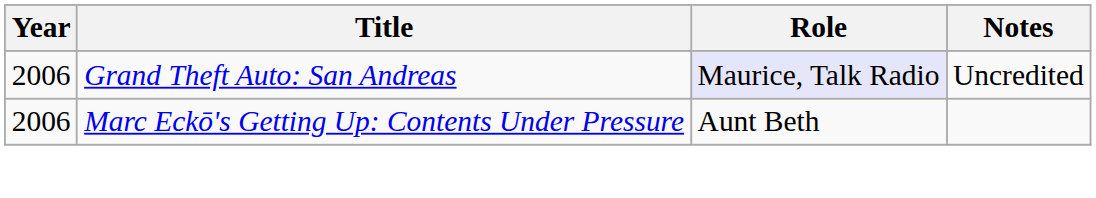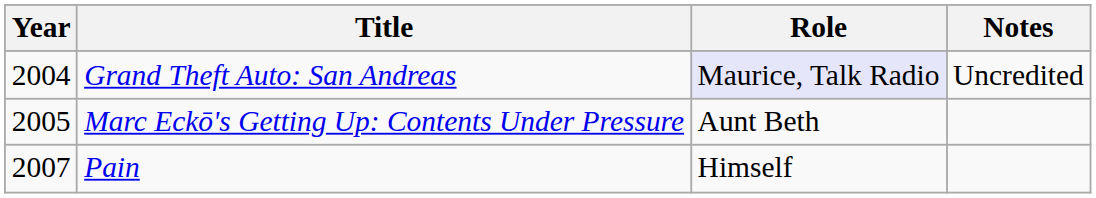(41, 74) 2006 -> (41, 74) 2004
(41, 121) 2006 -> (41, 121) 2005
+ row: (112, 167)
